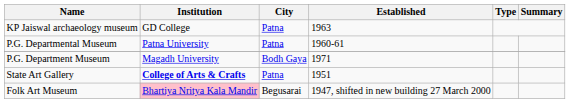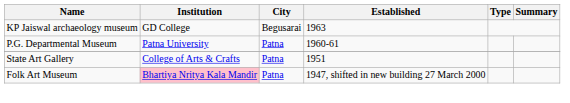(273, 28) Patna -> (281, 28) Begusarai
- row: (58, 59)
(194, 75) bold -> (191, 59) normal
(281, 91) Begusarai -> (273, 75) Patna
